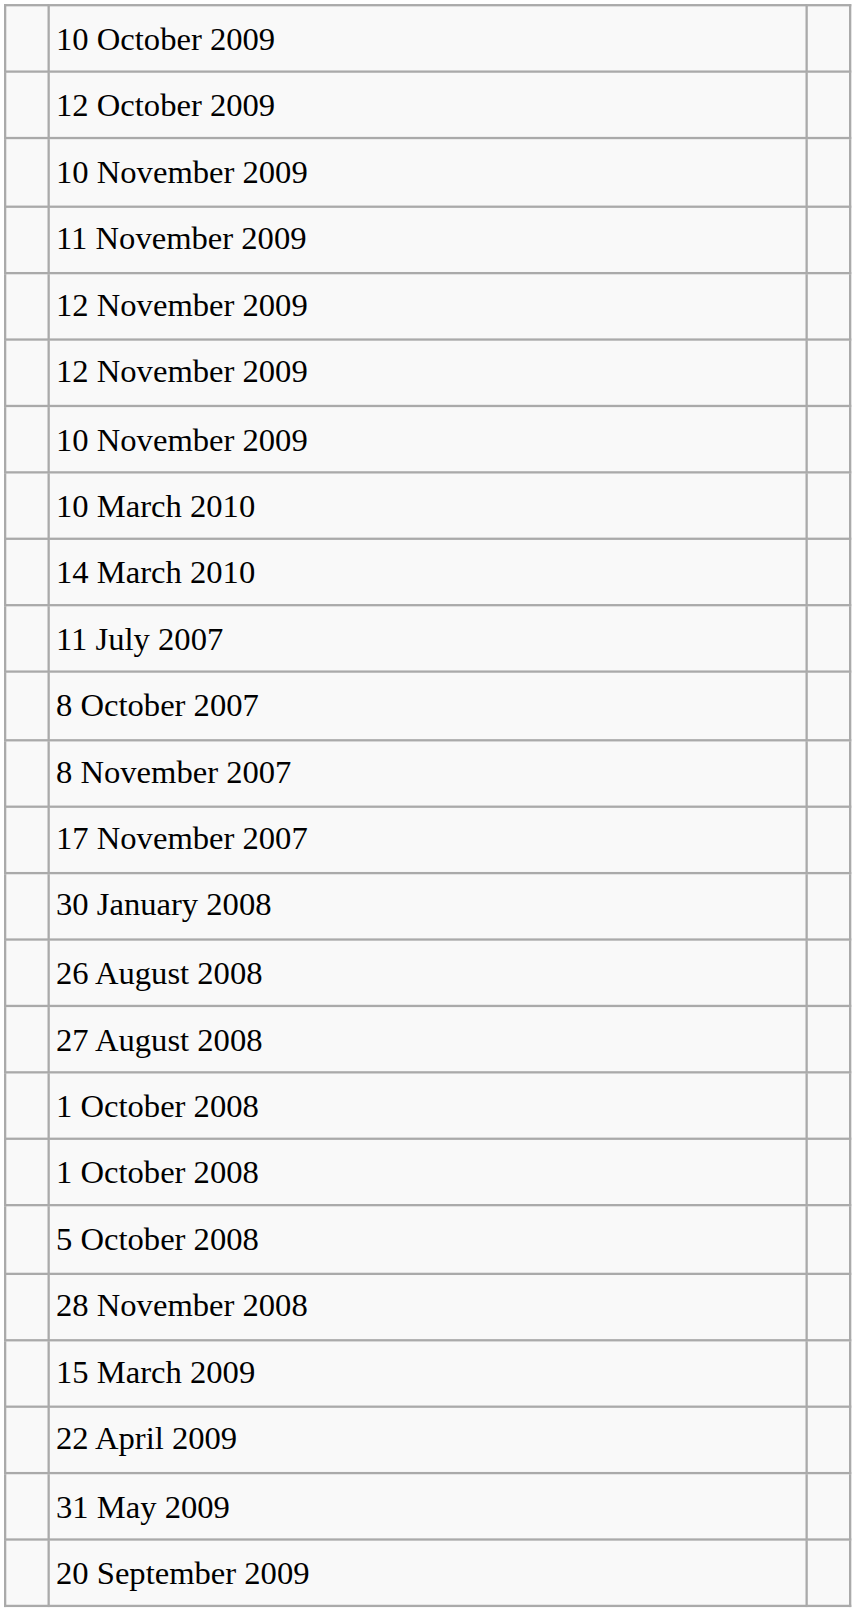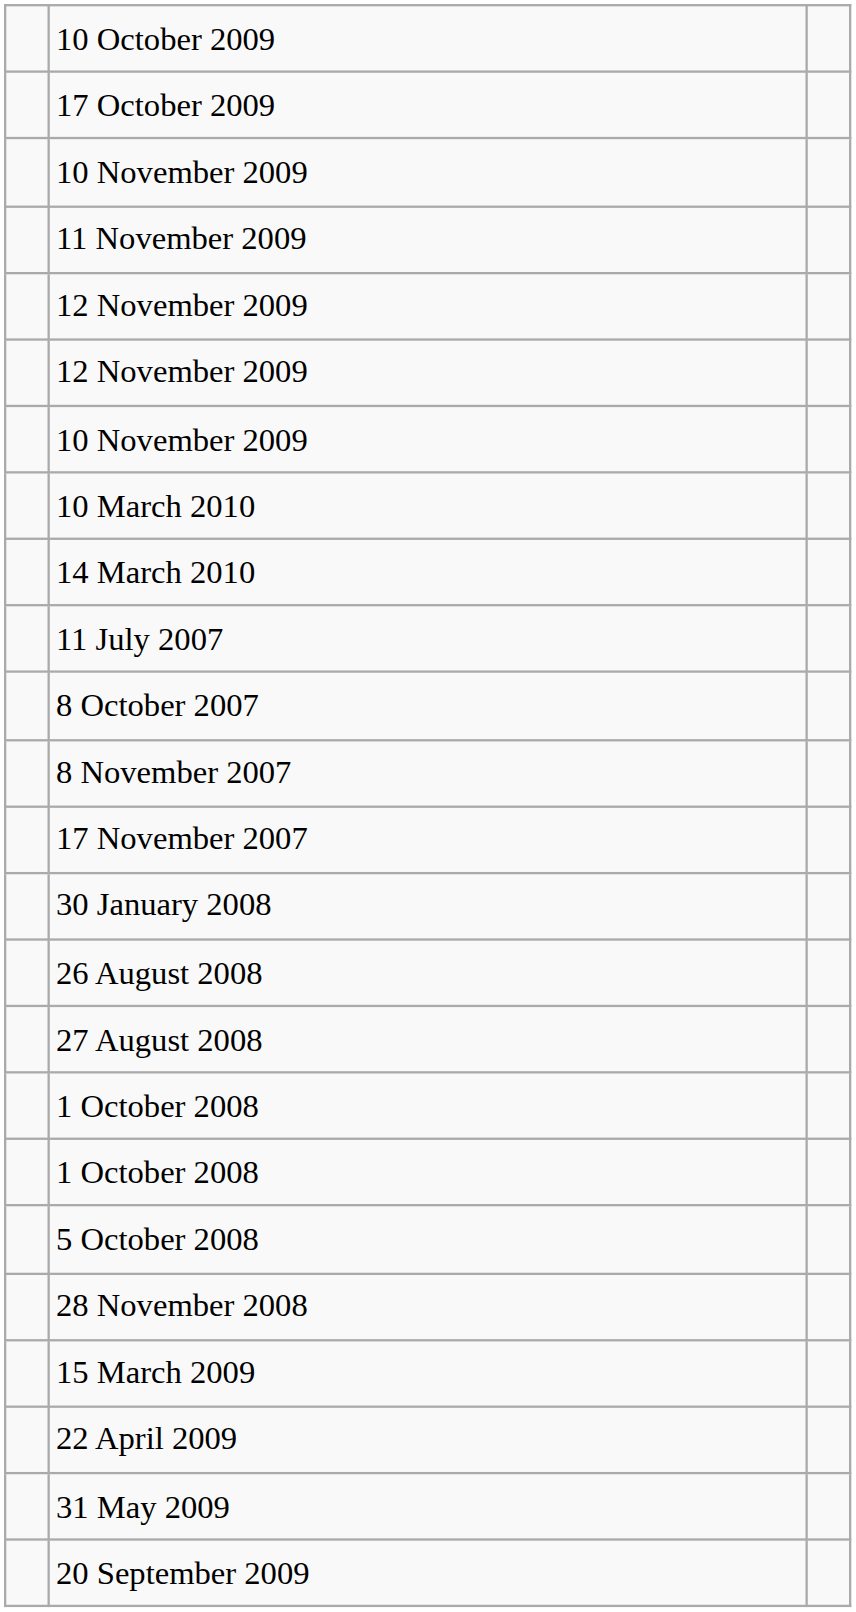- row: (27, 106)
+ row: (27, 106)
